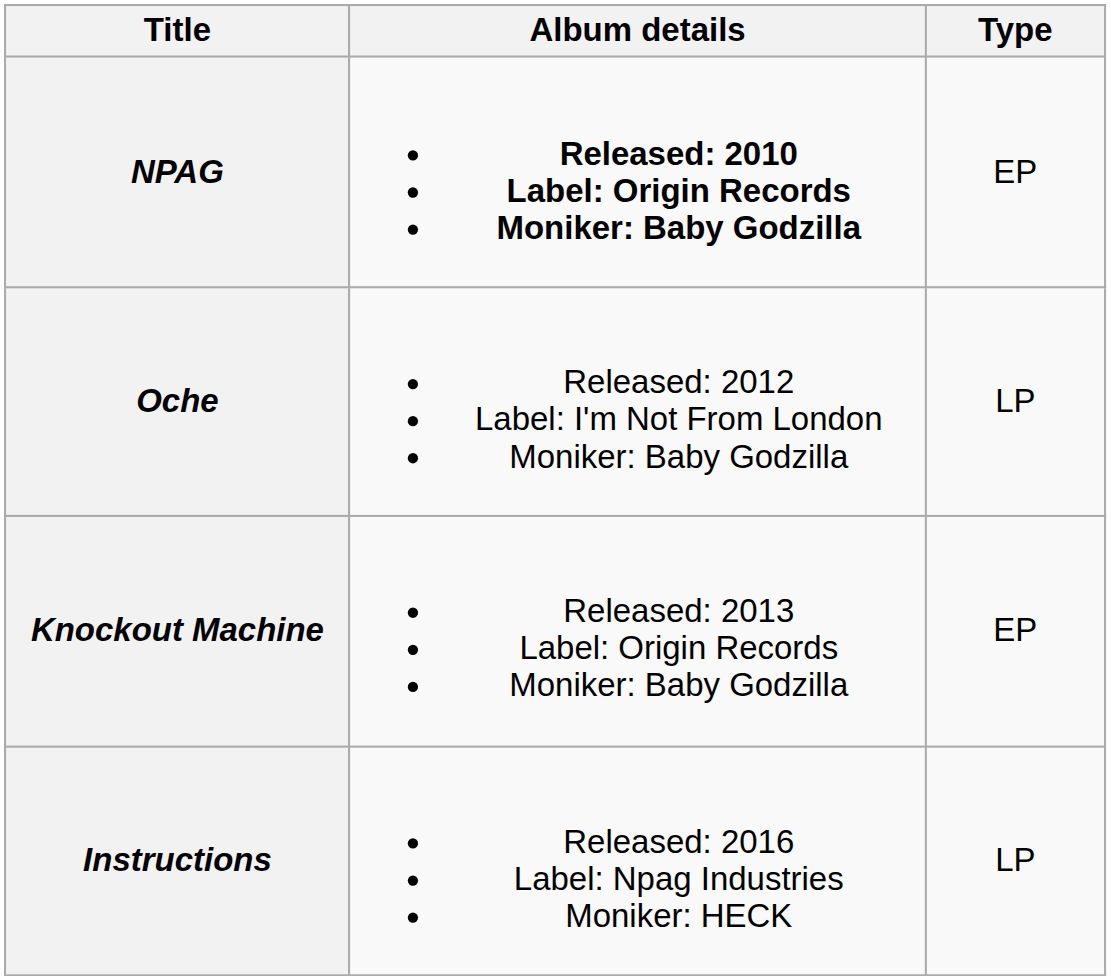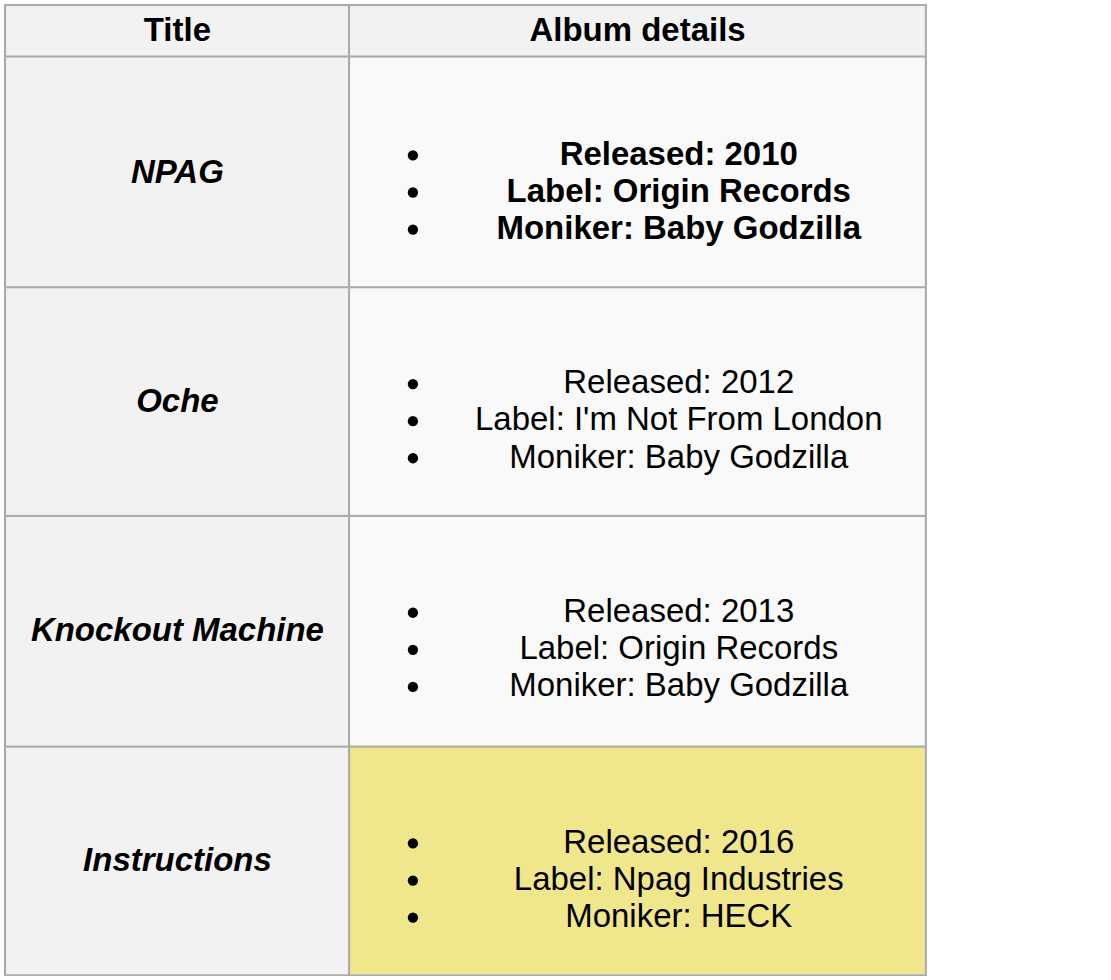- column: (1015, 30)
(638, 879) no background -> (638, 879) khaki background
